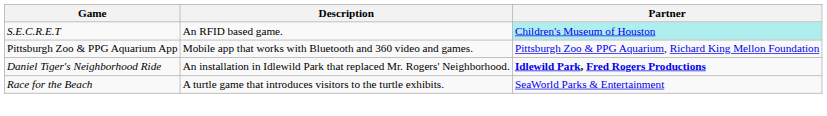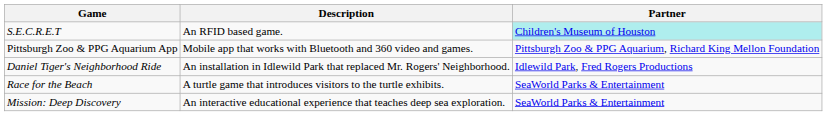(610, 66) bold -> (604, 66) normal
+ row: (64, 102)
